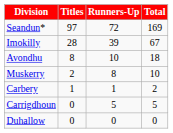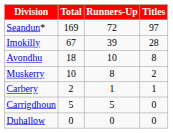columns swapped: (72, 12) <-> (155, 12)
